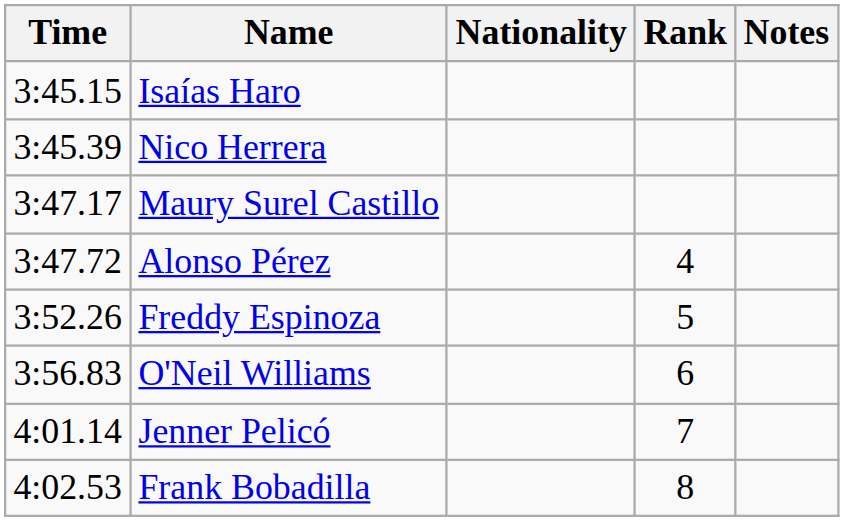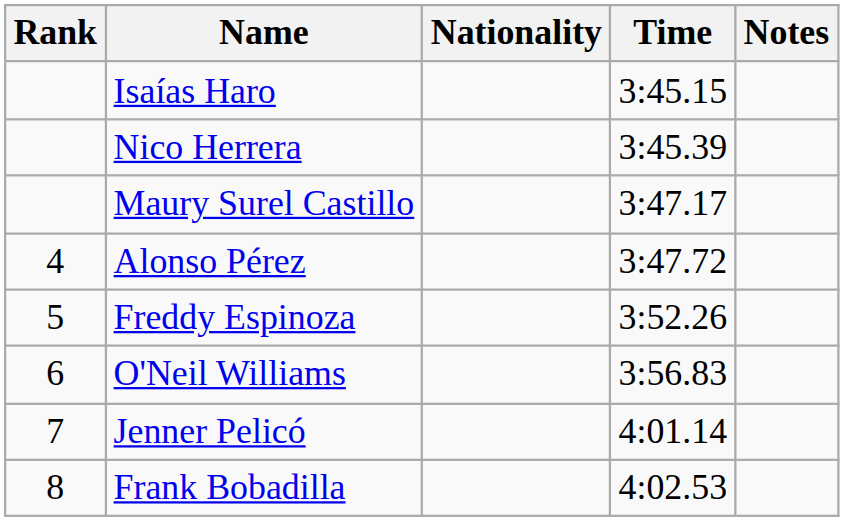columns swapped: (685, 32) <-> (68, 32)
